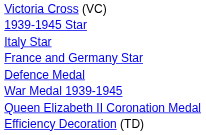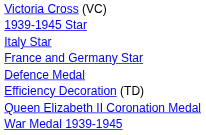rows swapped: (63, 91) <-> (74, 124)
